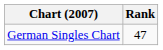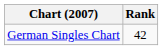(140, 34) 47 -> (140, 34) 42
